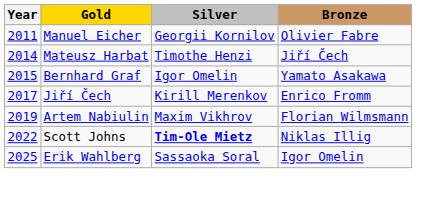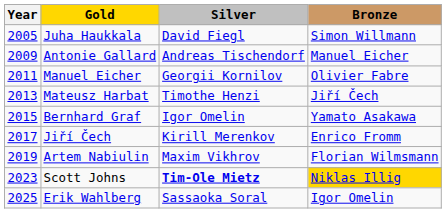+ row: (92, 35)
+ row: (100, 55)
(22, 55) 2014 -> (22, 96) 2013
(22, 137) 2022 -> (22, 177) 2023
(326, 137) no background -> (356, 177) gold background
